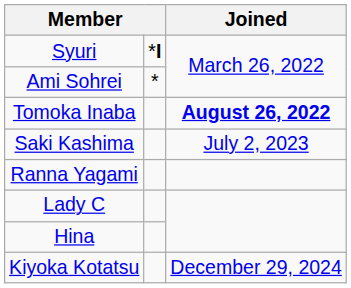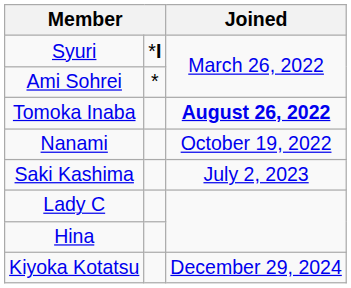+ row: (74, 143)
- row: (74, 174)
